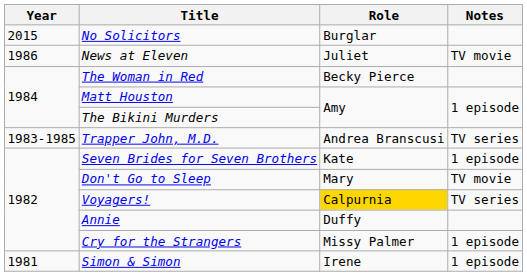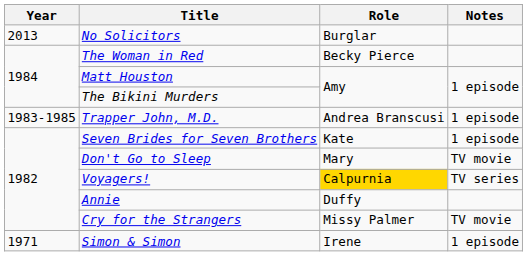(23, 35) 2015 -> (23, 35) 2013
- row: (135, 56)
(485, 138) TV series -> (485, 118) 1 episode
(485, 241) 1 episode -> (481, 220) TV movie
(23, 261) 1981 -> (23, 241) 1971
